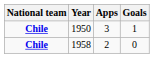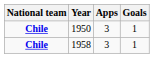(107, 45) 2 -> (107, 45) 3
(135, 45) 0 -> (135, 45) 1
